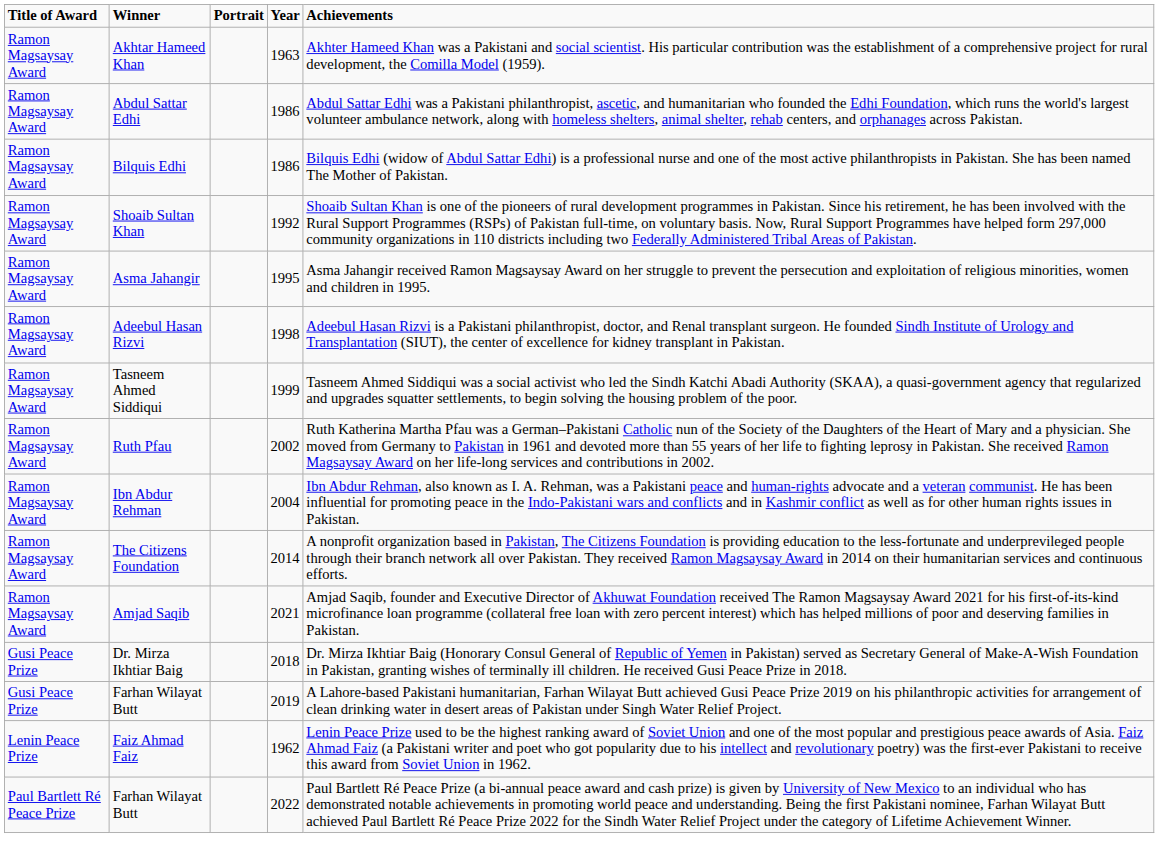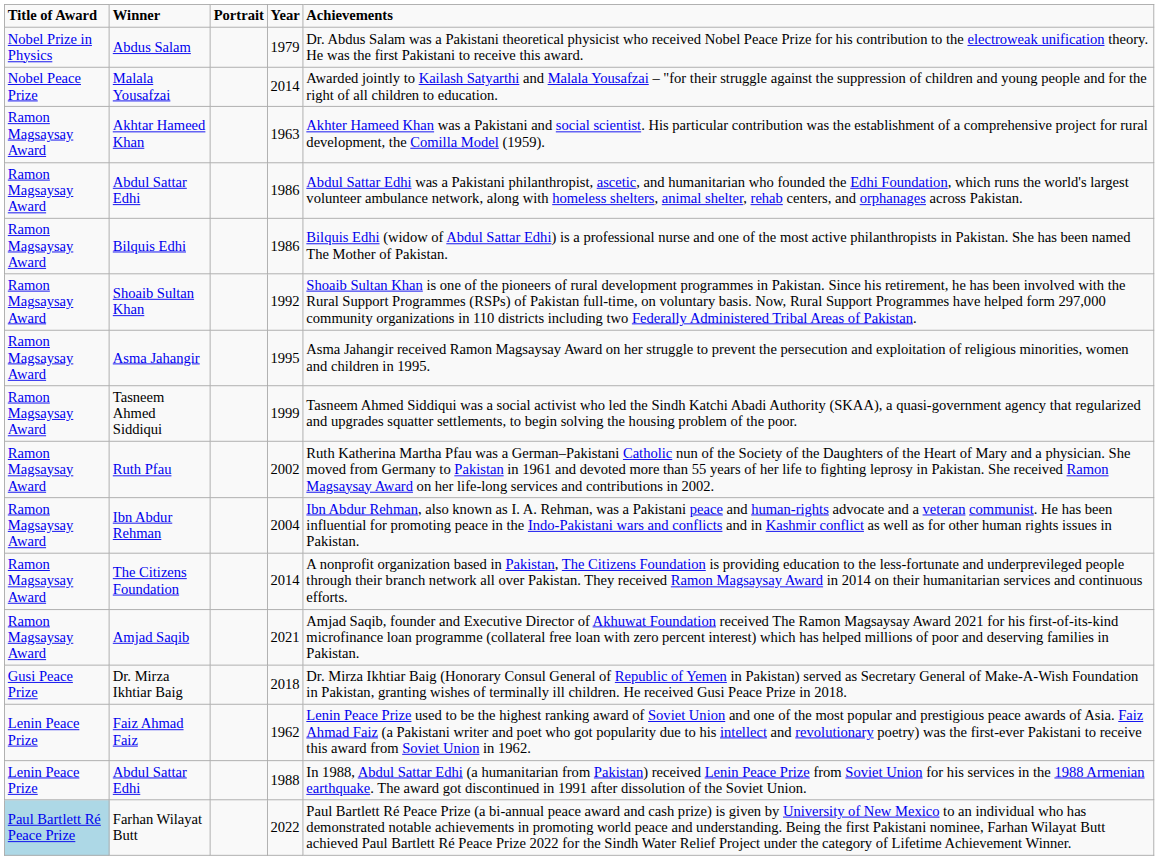+ row: (152, 47)
+ row: (142, 86)
- row: (157, 334)
- row: (157, 701)
+ row: (150, 780)
(54, 804) no background -> (54, 827) lightblue background
